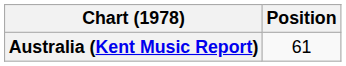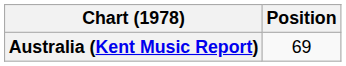(302, 46) 61 -> (302, 46) 69
